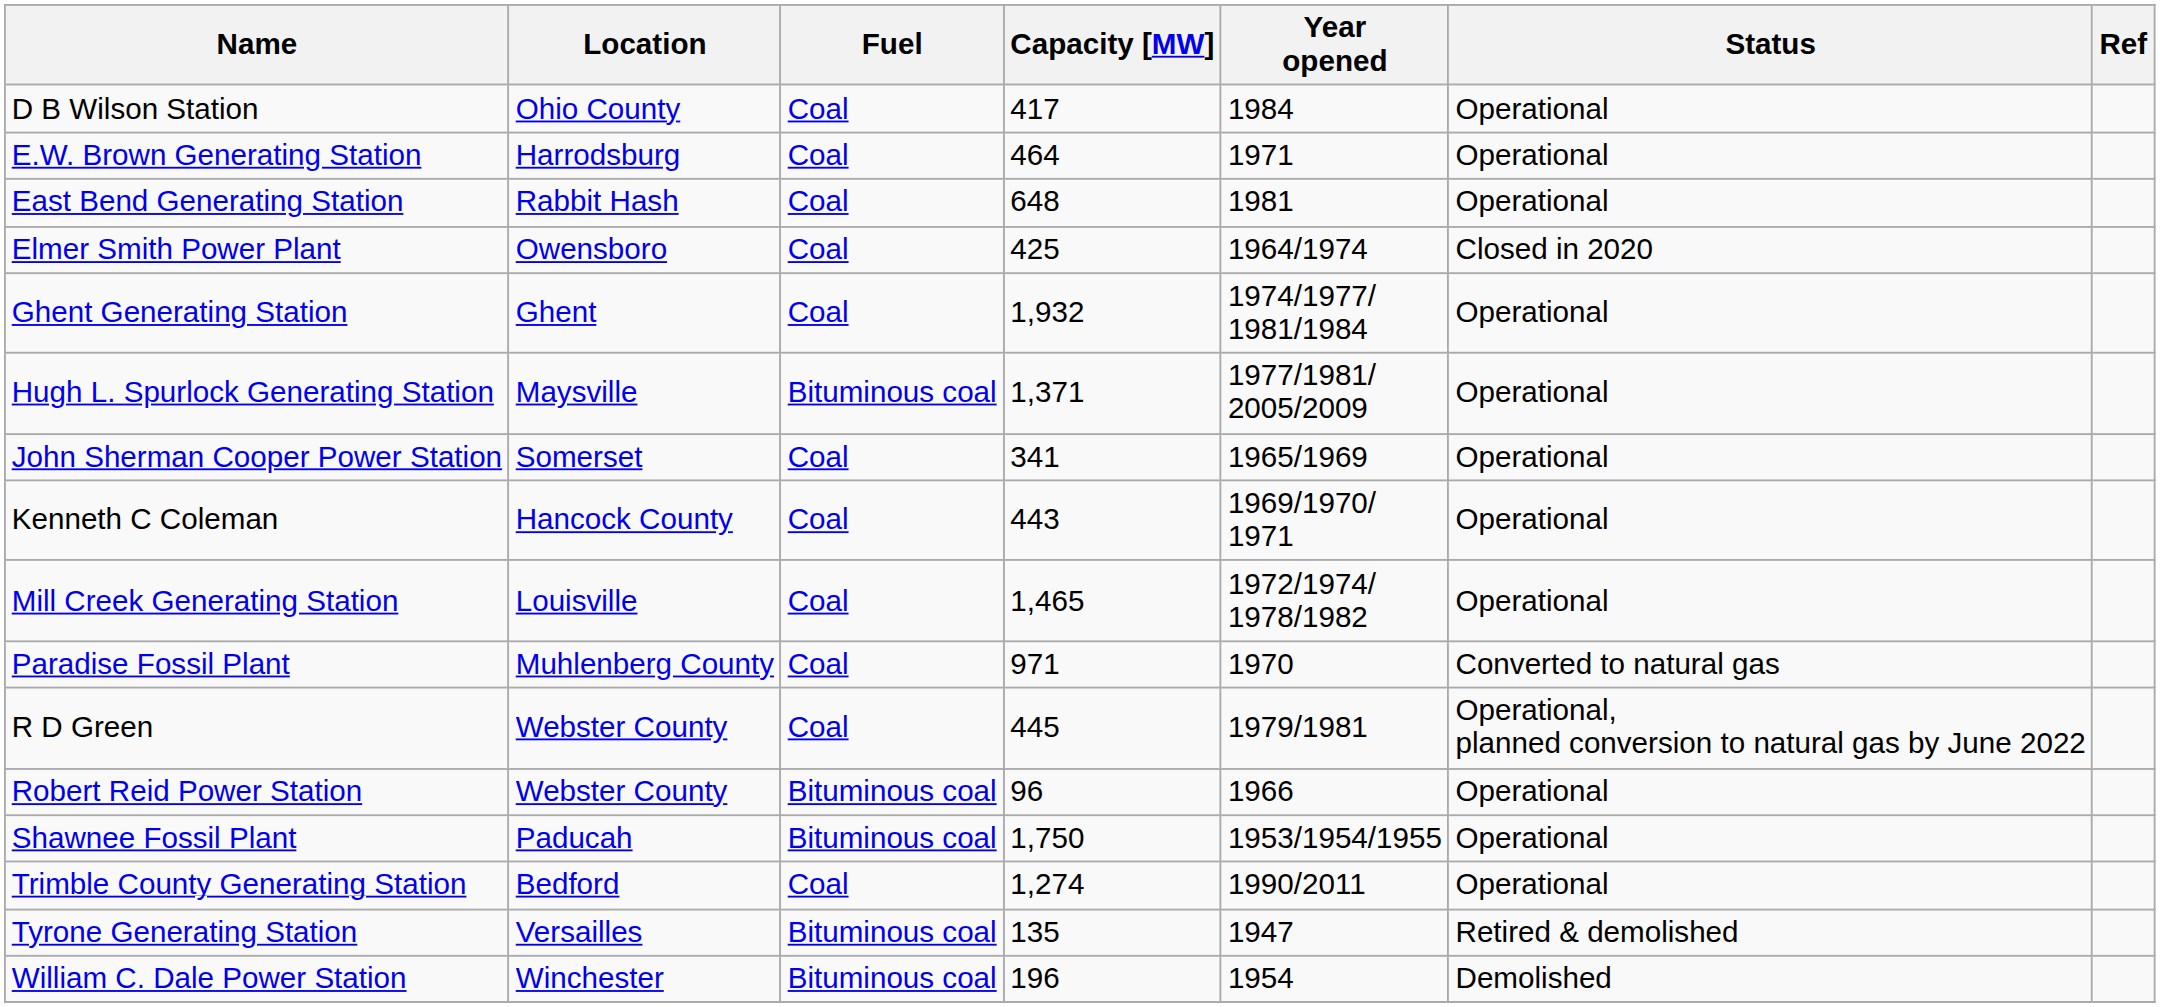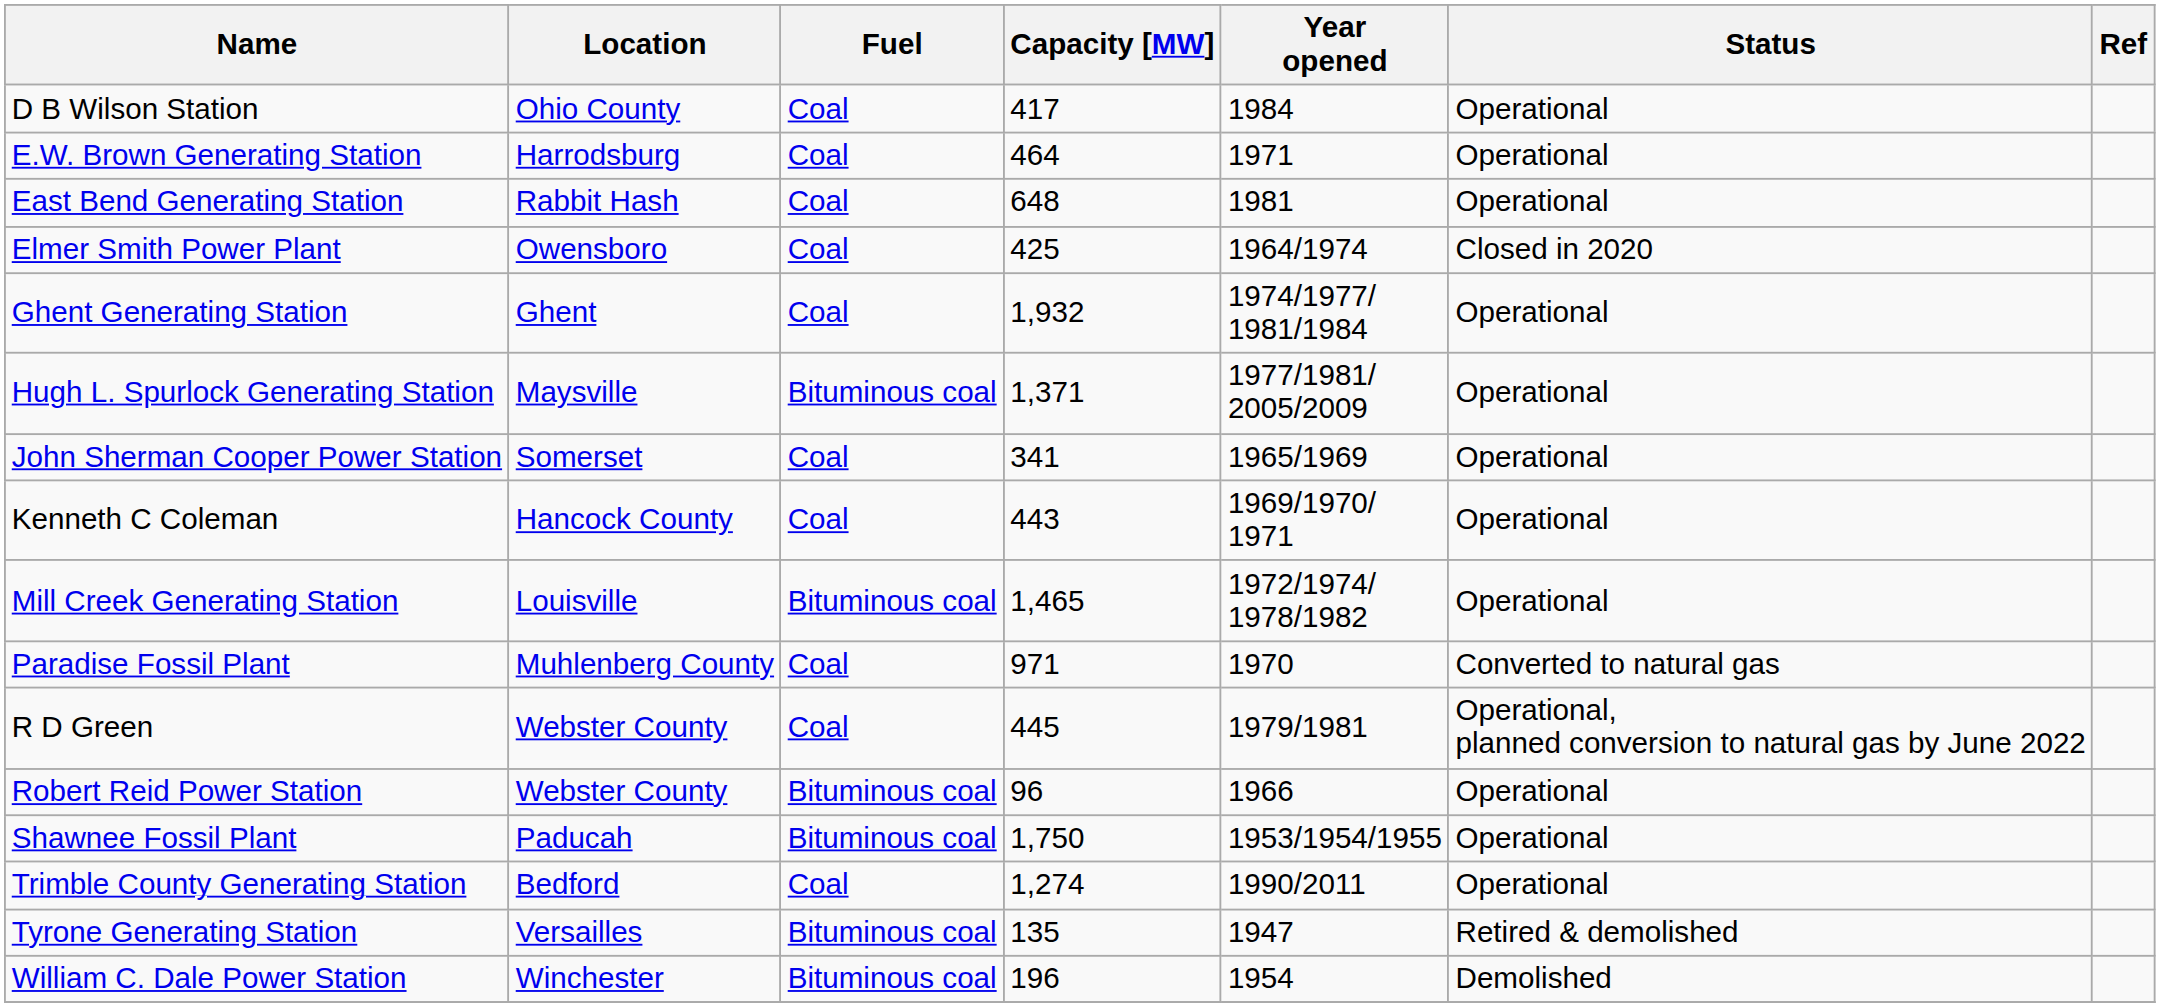(818, 600) Coal -> (892, 600) Bituminous coal
